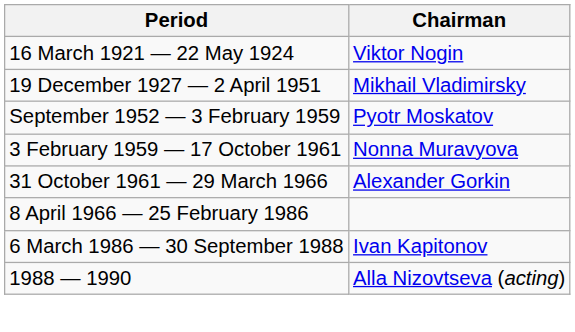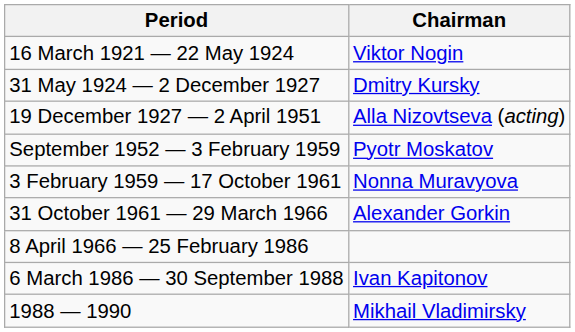+ row: (165, 85)
(439, 85) Mikhail Vladimirsky -> (459, 117) Alla Nizovtseva (acting)
(459, 278) Alla Nizovtseva (acting) -> (439, 310) Mikhail Vladimirsky
